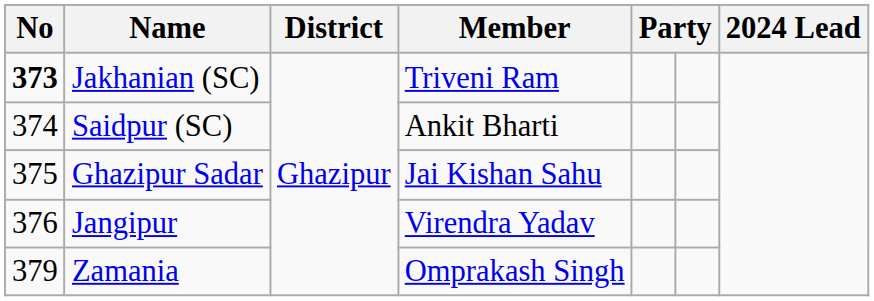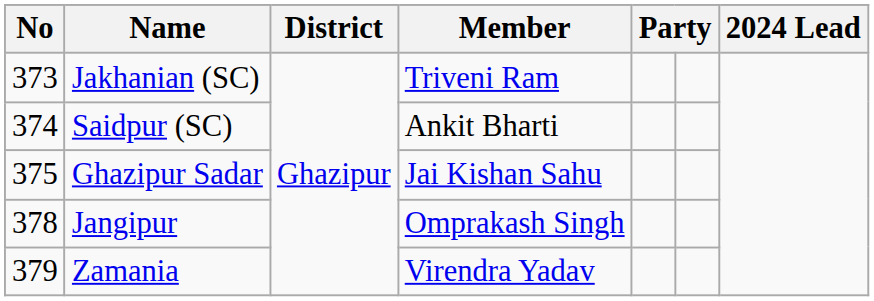(35, 77) bold -> (35, 77) normal
(35, 222) 376 -> (35, 222) 378
(500, 222) Virendra Yadav -> (515, 222) Omprakash Singh
(515, 271) Omprakash Singh -> (500, 271) Virendra Yadav
